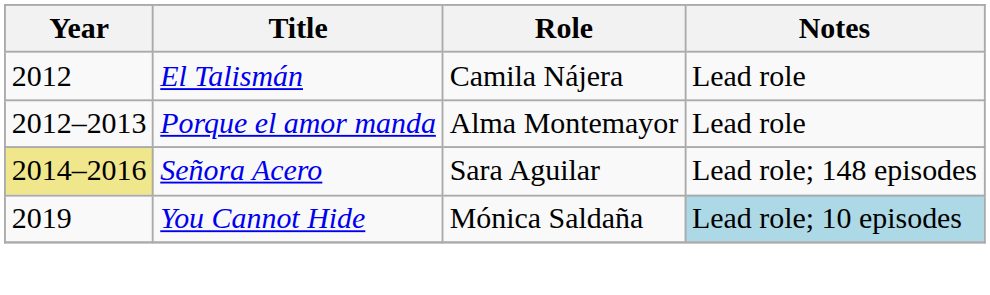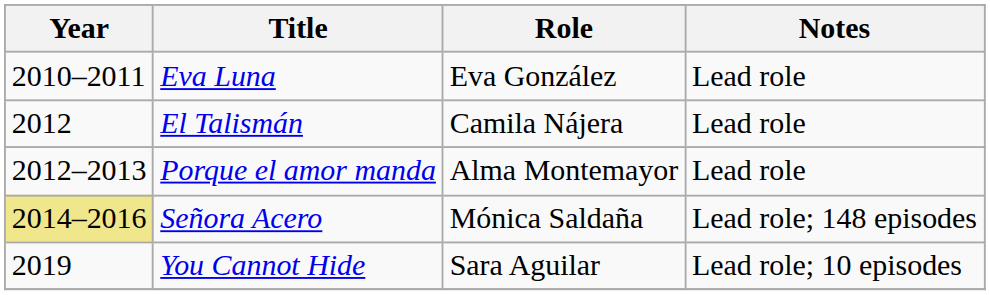+ row: (218, 75)
(525, 170) Sara Aguilar -> (546, 218) Mónica Saldaña
(546, 218) Mónica Saldaña -> (525, 265) Sara Aguilar
(827, 218) lightblue background -> (827, 265) no background
